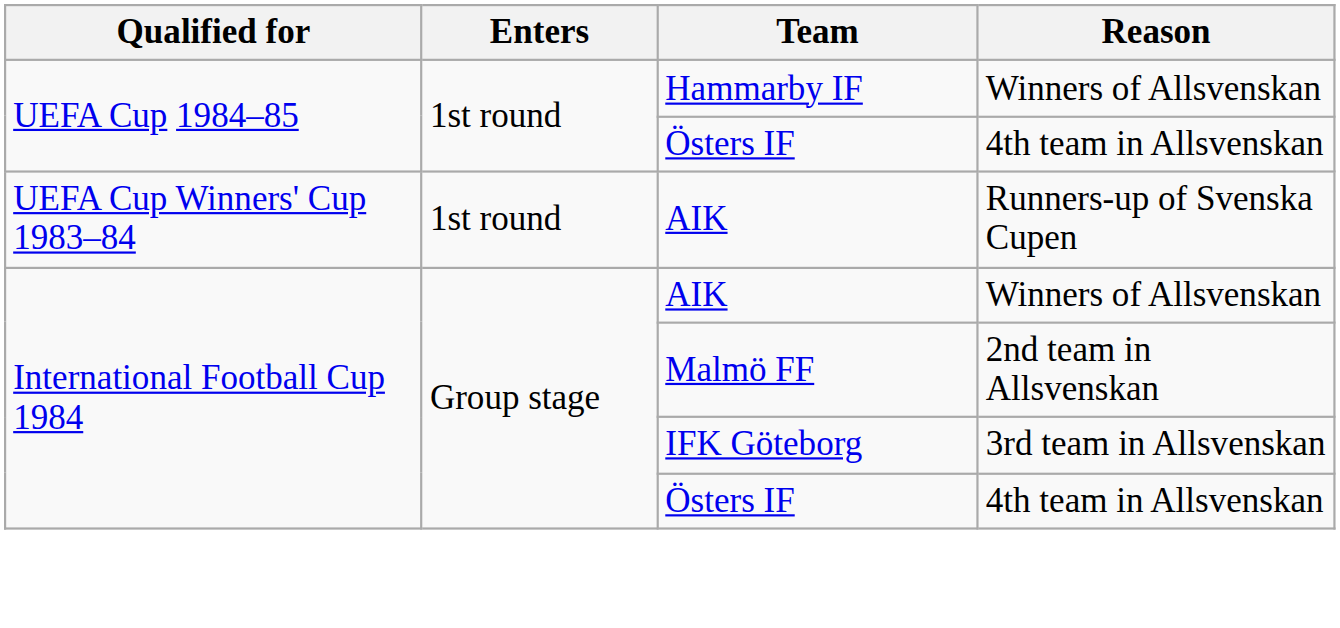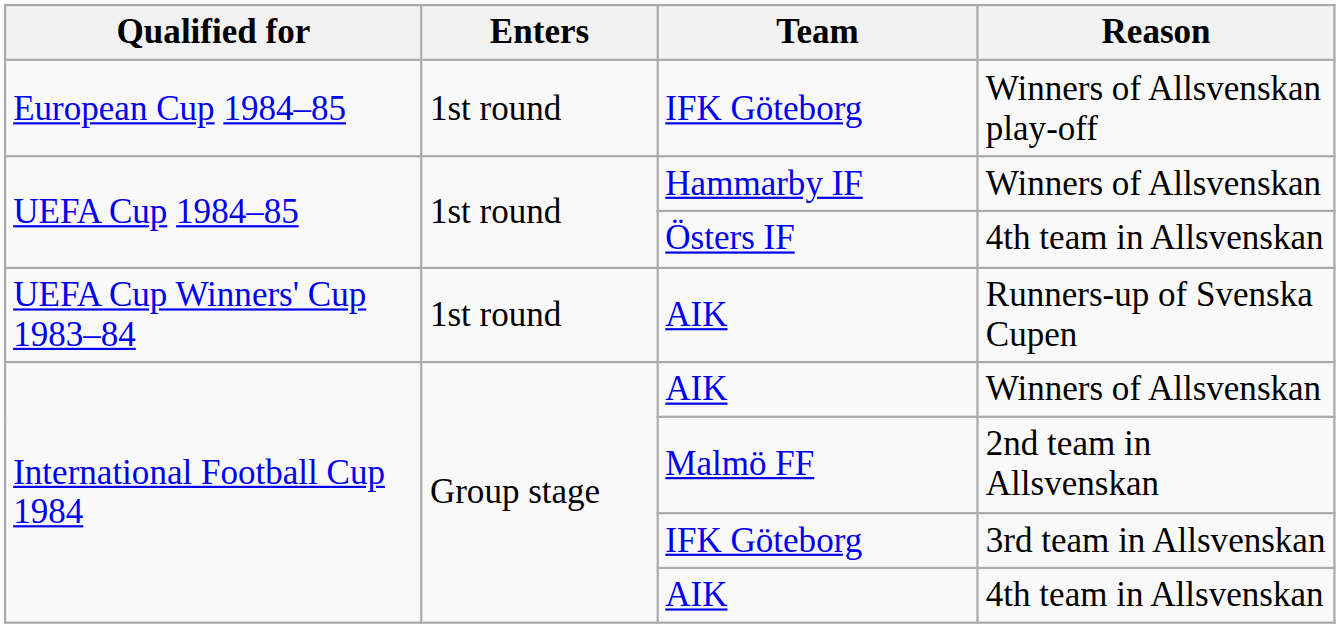+ row: (180, 107)
(730, 500) Östers IF -> (696, 595) AIK
